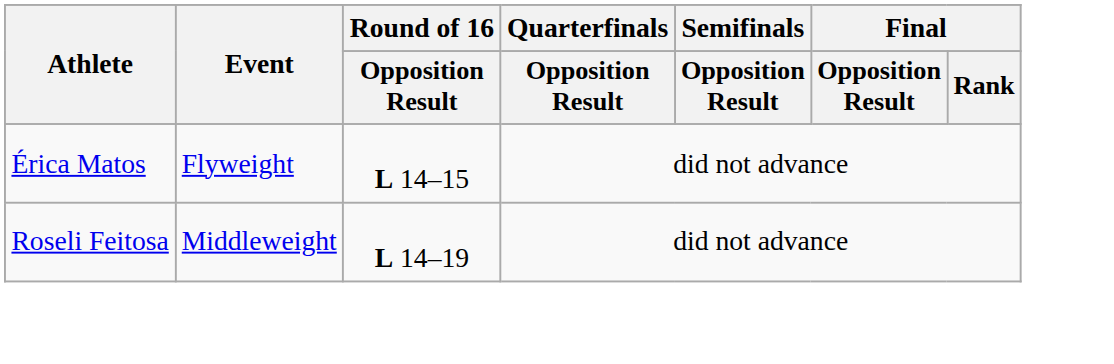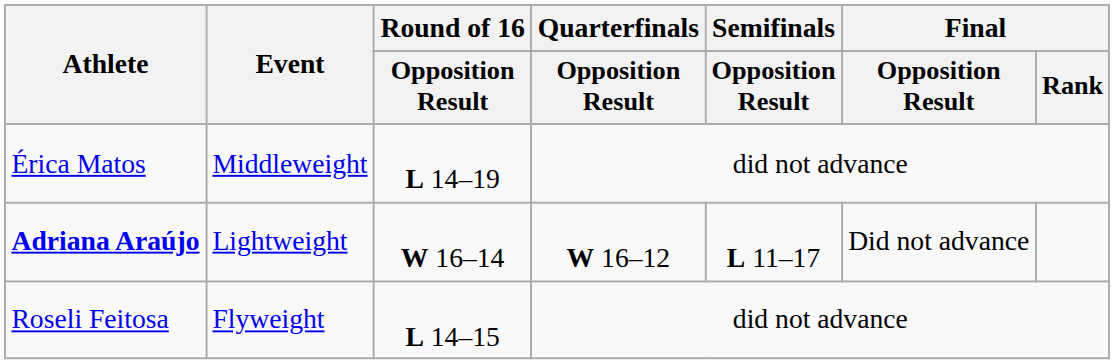(238, 163) Flyweight -> (290, 163) Middleweight
(422, 179) L 14–15 -> (453, 179) L 14–19
+ row: (105, 241)
(259, 241) Middleweight -> (269, 319) Flyweight
(422, 258) L 14–19 -> (453, 336) L 14–15
